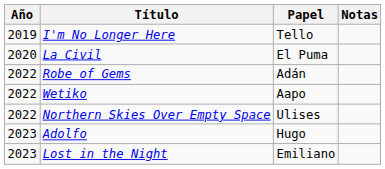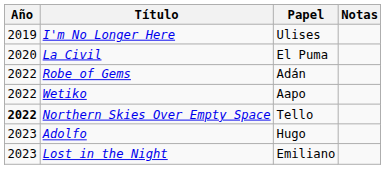(295, 34) Tello -> (299, 34) Ulises
(22, 114) normal -> (22, 114) bold
(299, 114) Ulises -> (295, 114) Tello
